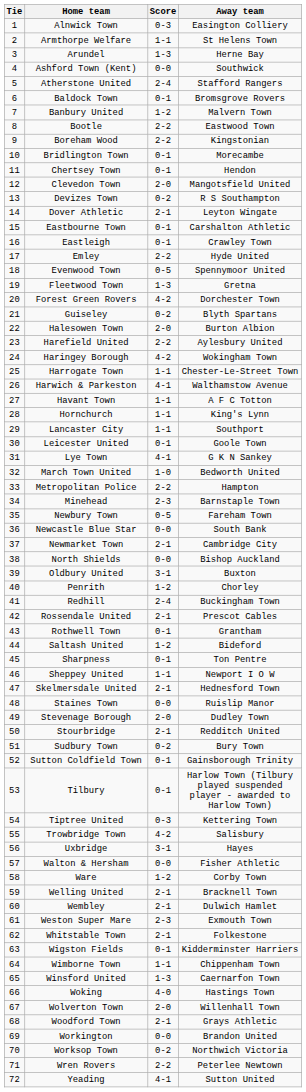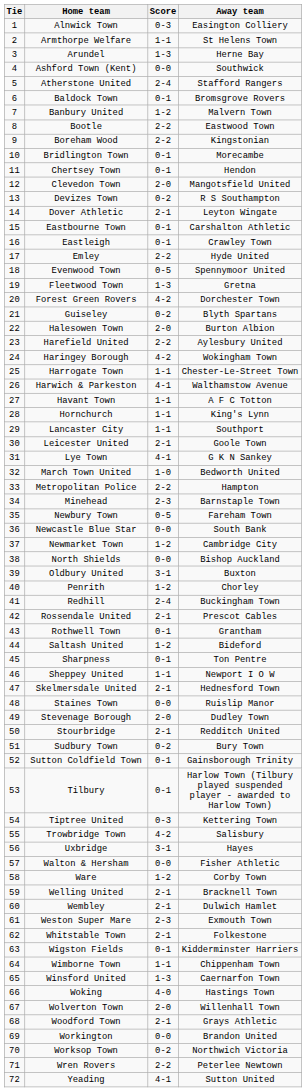(163, 444) 0-1 -> (163, 444) 2-1
(163, 545) 2-1 -> (163, 545) 1-2
